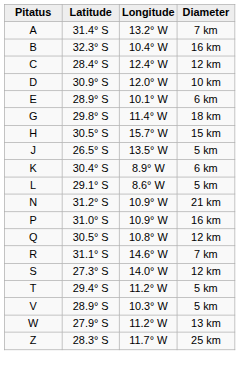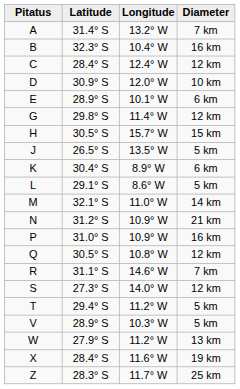(206, 116) 18 km -> (206, 116) 12 km
+ row: (33, 202)
+ row: (33, 358)
